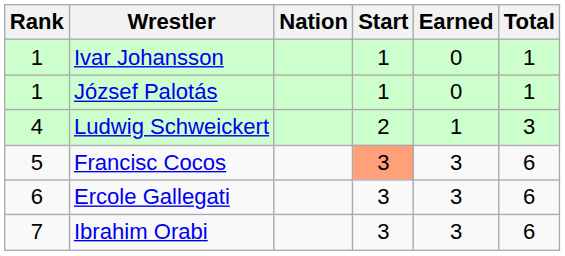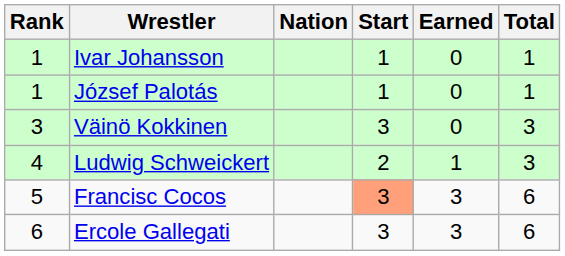+ row: (151, 127)
- row: (141, 232)
